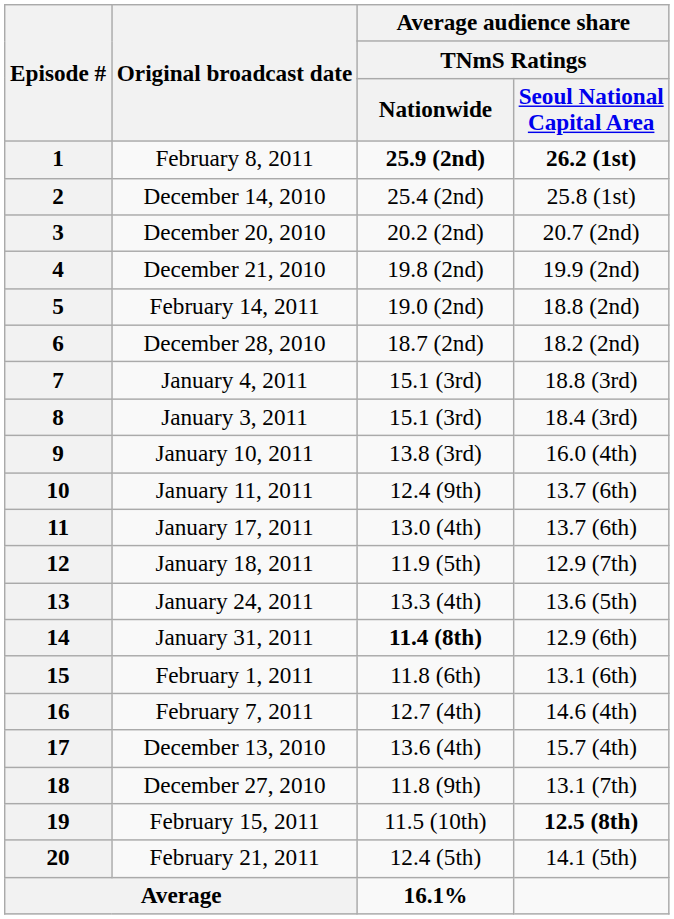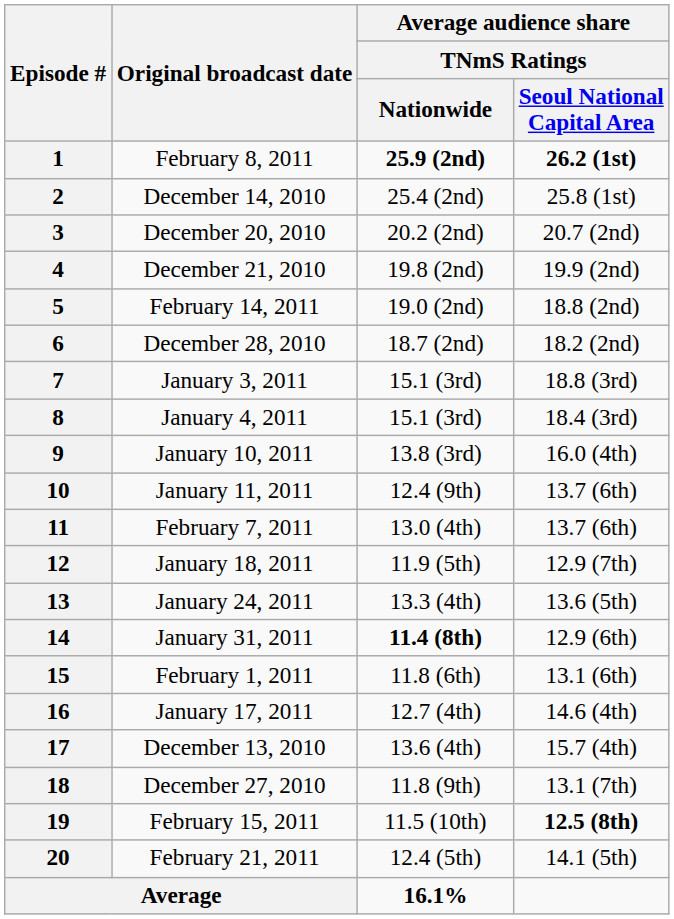(235, 380) January 4, 2011 -> (235, 380) January 3, 2011
(235, 416) January 3, 2011 -> (235, 416) January 4, 2011
(235, 527) January 17, 2011 -> (235, 527) February 7, 2011
(235, 711) February 7, 2011 -> (235, 711) January 17, 2011
